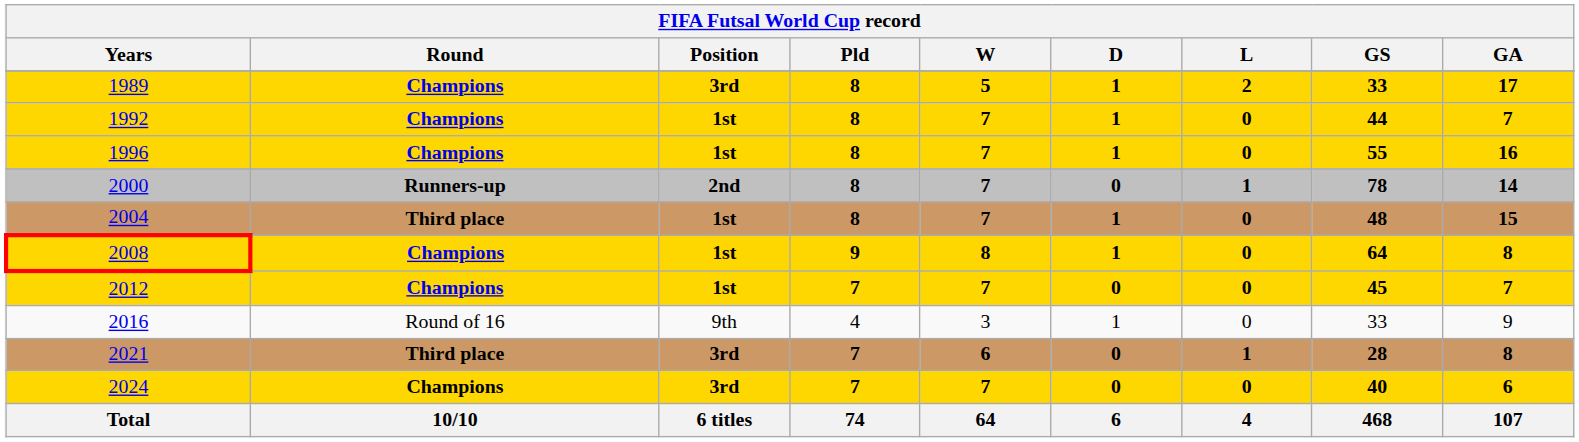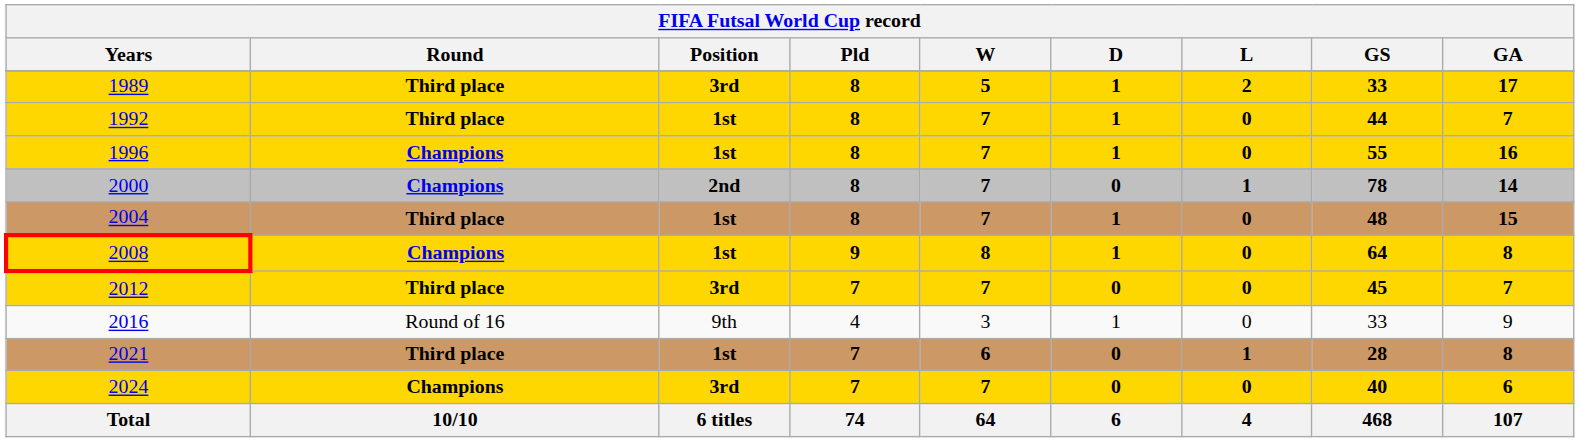(455, 86) Champions -> (455, 86) Third place
(455, 119) Champions -> (455, 119) Third place
(455, 185) Runners-up -> (455, 185) Champions
(455, 288) Champions -> (455, 288) Third place
(724, 288) 1st -> (724, 288) 3rd
(724, 354) 3rd -> (724, 354) 1st
